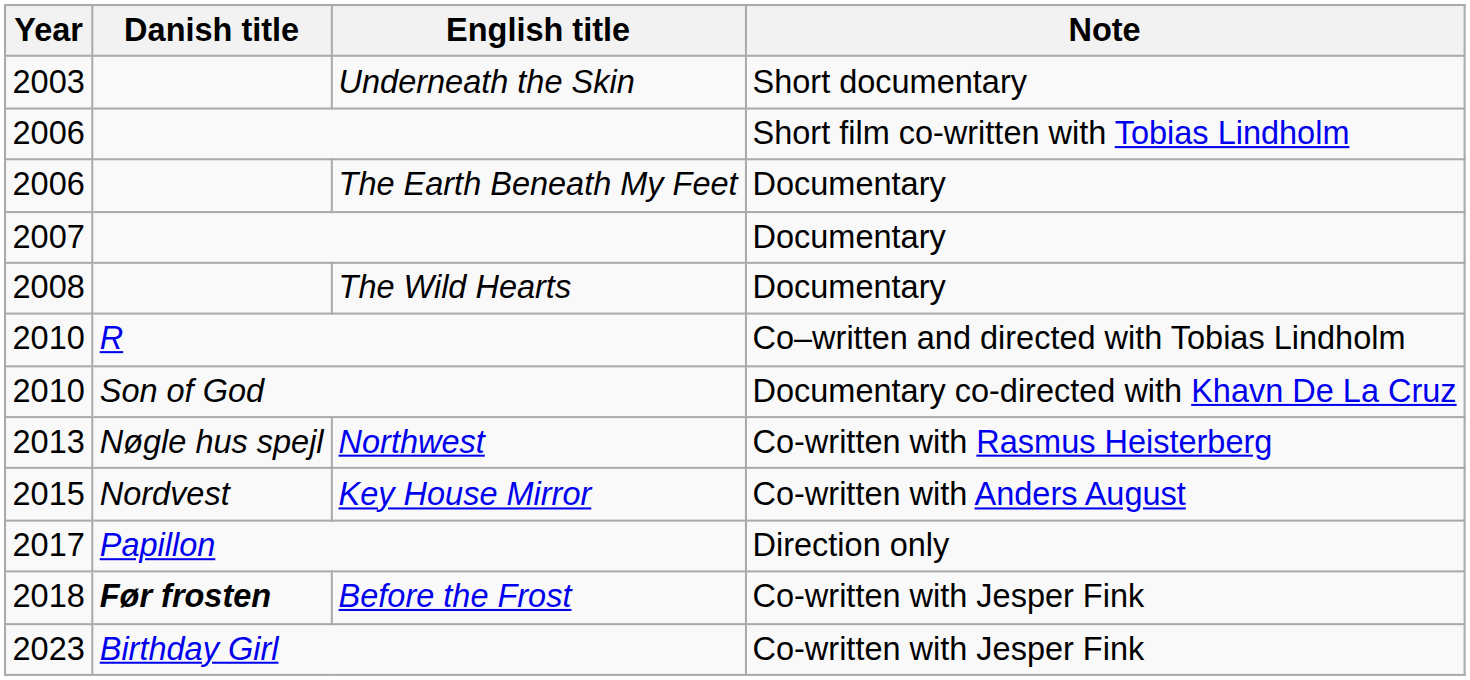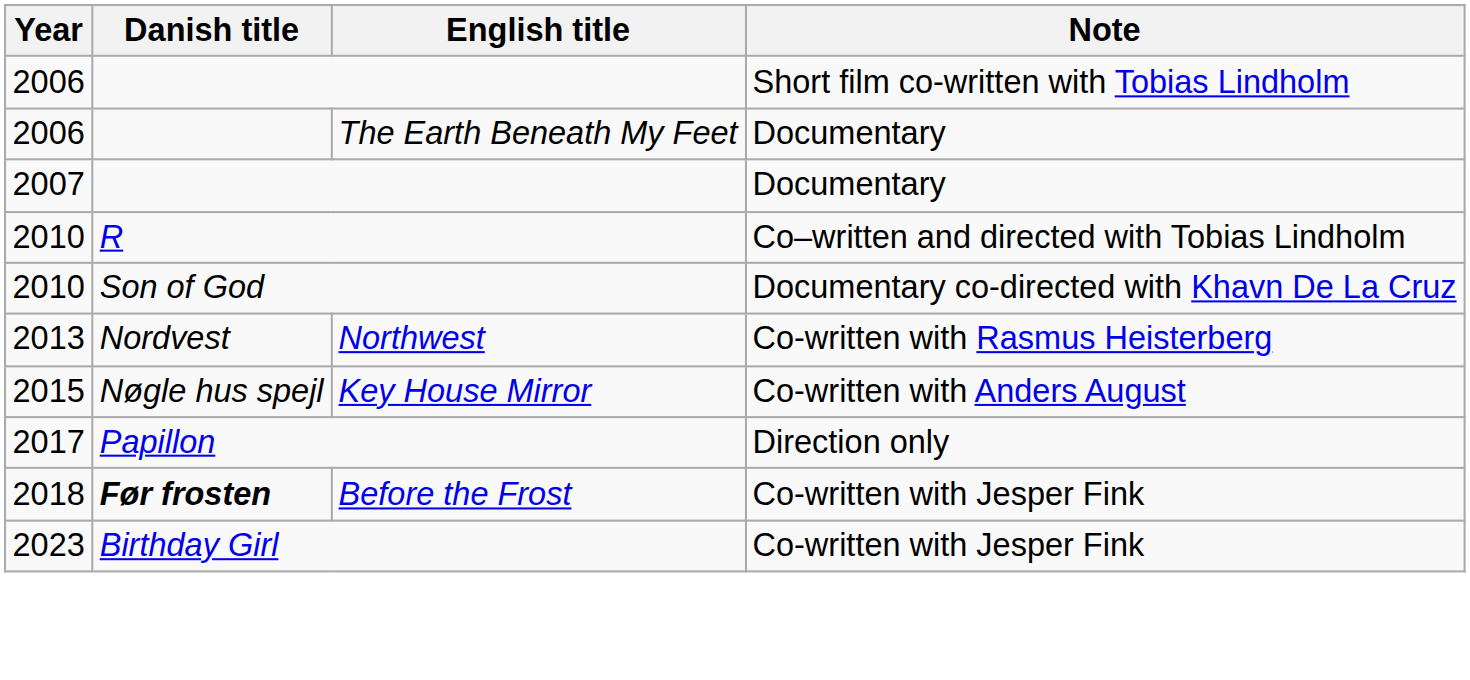- row: (49, 81)
- row: (49, 287)
(212, 442) Nøgle hus spejl -> (165, 339) Nordvest
(165, 493) Nordvest -> (212, 390) Nøgle hus spejl
